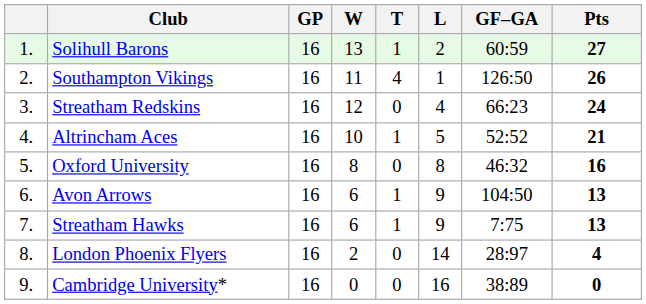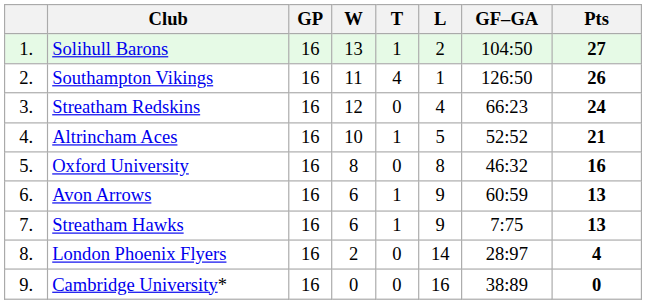(507, 48) 60:59 -> (507, 48) 104:50
(507, 195) 104:50 -> (507, 195) 60:59
